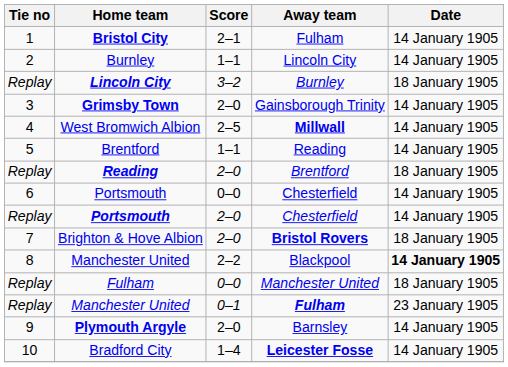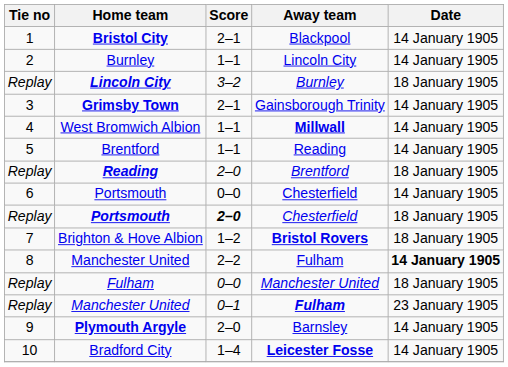(320, 37) Fulham -> (320, 37) Blackpool
(229, 104) 2–0 -> (229, 104) 2–1
(229, 127) 2–5 -> (229, 127) 1–1
(229, 216) normal -> (229, 216) bold
(446, 216) 14 January 1905 -> (446, 216) 18 January 1905
(229, 238) 2–0 -> (229, 238) 1–2
(320, 261) Blackpool -> (320, 261) Fulham
